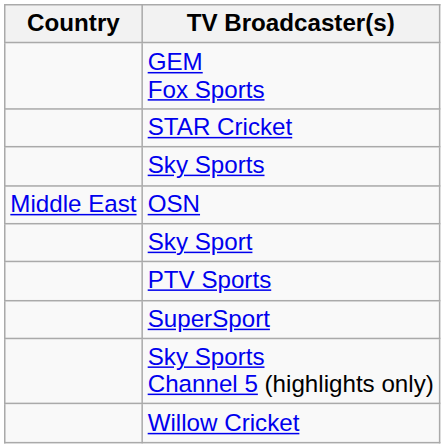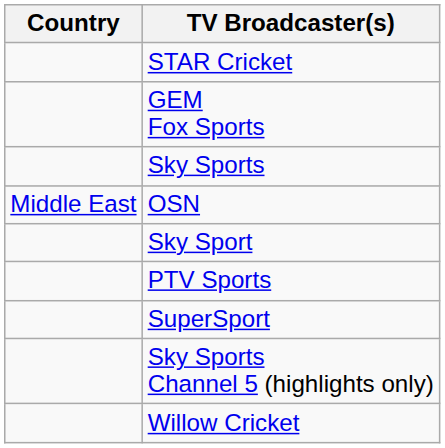rows swapped: (206, 75) <-> (220, 127)
